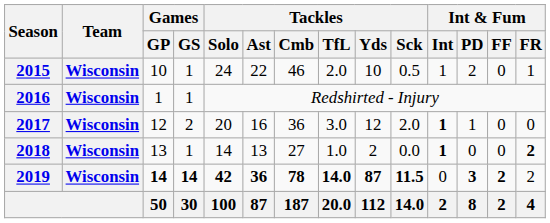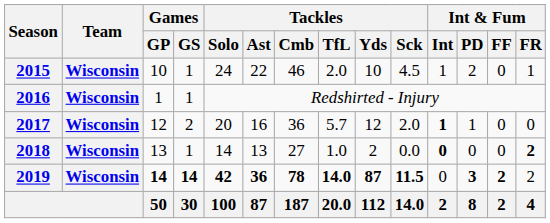(409, 71) 0.5 -> (409, 71) 4.5
(337, 124) 3.0 -> (337, 124) 5.7
(443, 151) 1 -> (443, 151) 0
